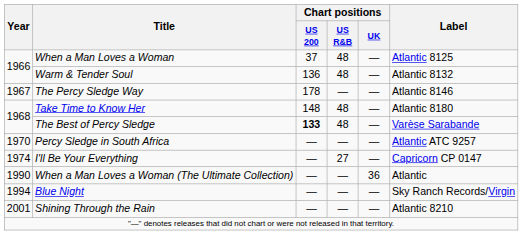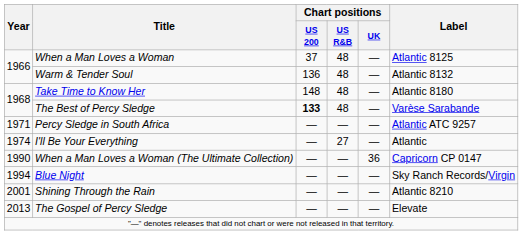- row: (89, 91)
(19, 141) 1970 -> (19, 125) 1971
(437, 158) Capricorn CP 0147 -> (409, 141) Atlantic
(409, 175) Atlantic -> (437, 158) Capricorn CP 0147
+ row: (101, 208)
